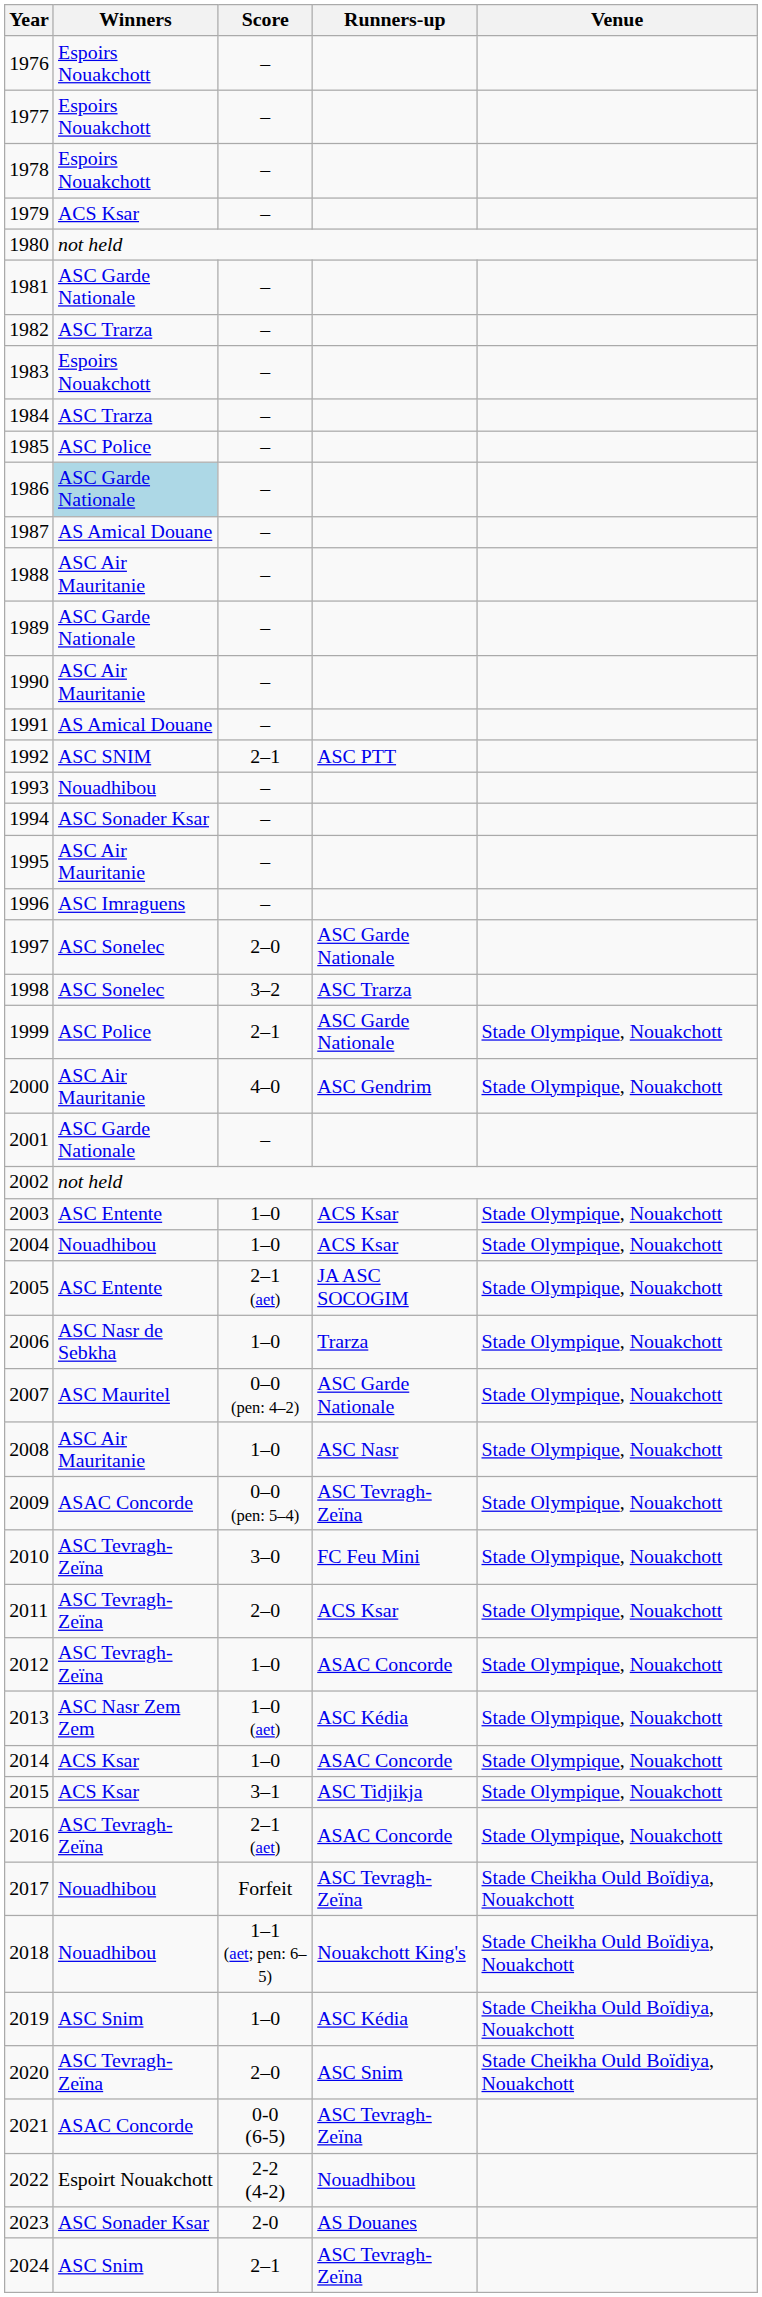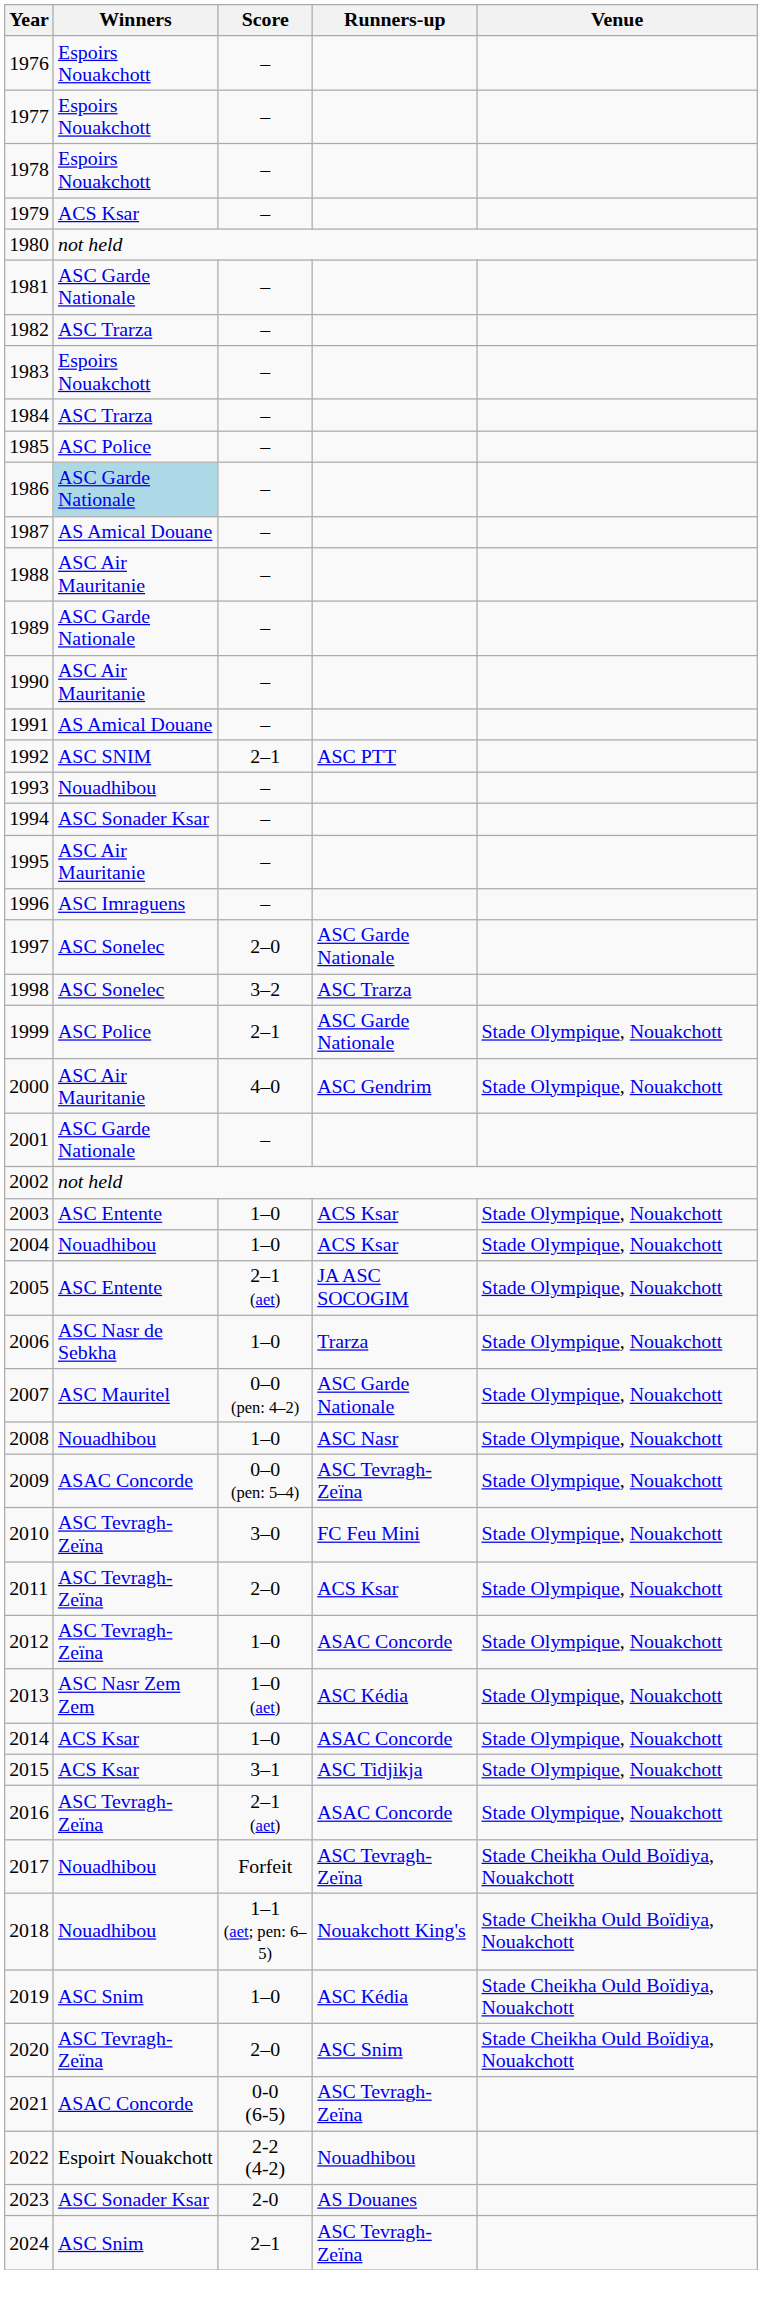(102, 1449) ASC Air Mauritanie -> (107, 1438) Nouadhibou
